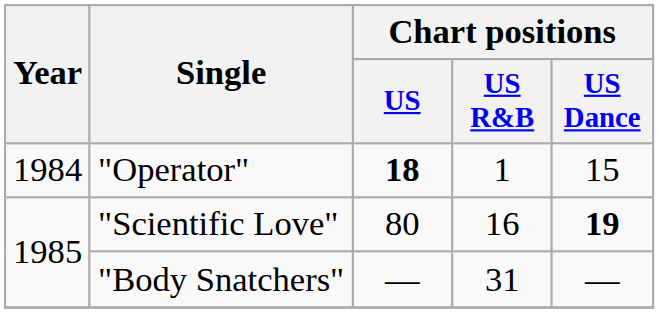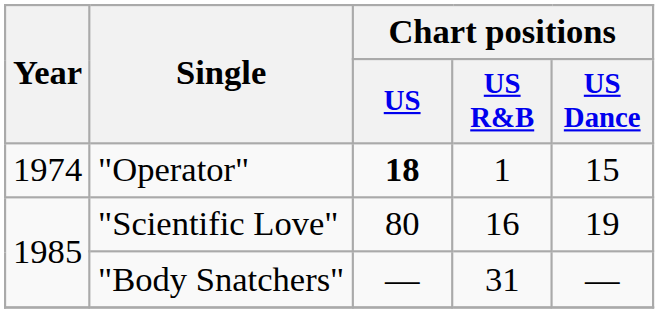(48, 169) 1984 -> (48, 169) 1974
(602, 224) bold -> (602, 224) normal
